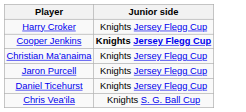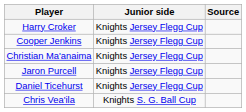+ column: (223, 12)
(154, 42) bold -> (149, 42) normal
